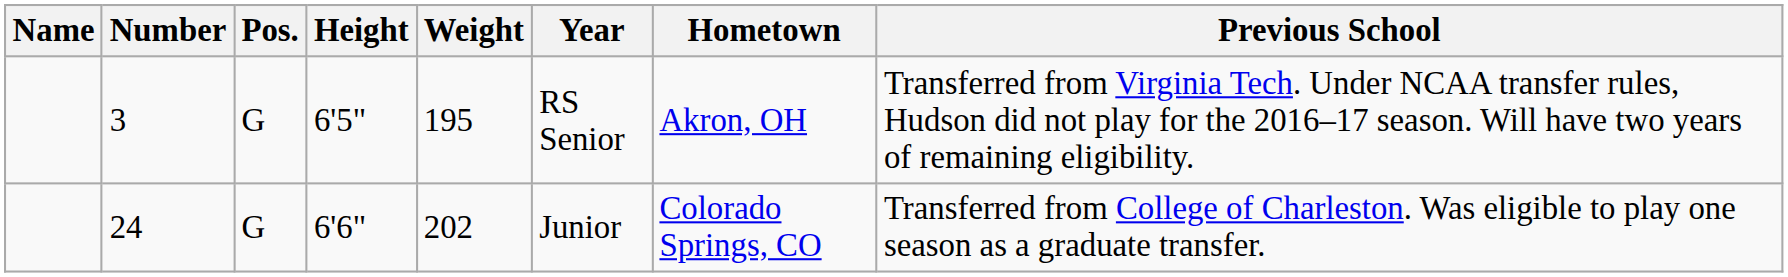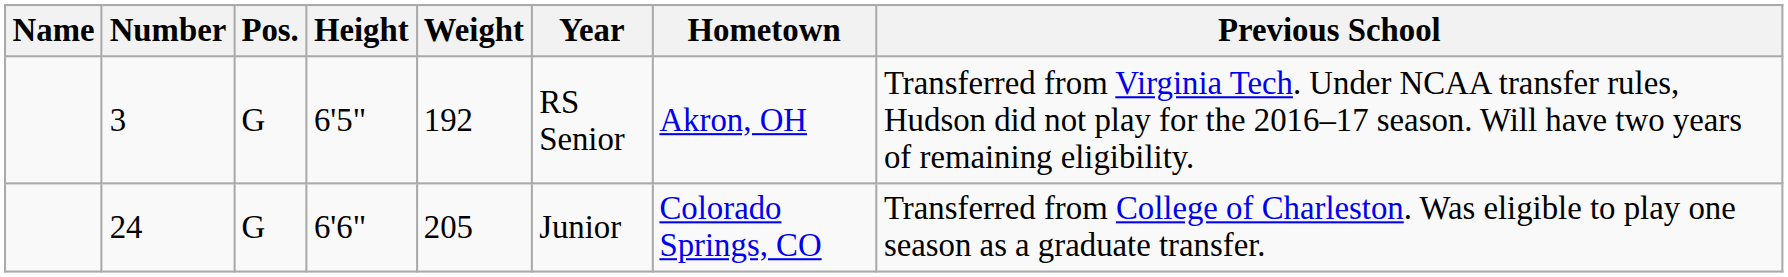(448, 119) 195 -> (448, 119) 192
(448, 226) 202 -> (448, 226) 205
